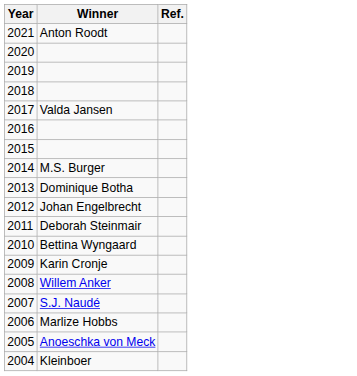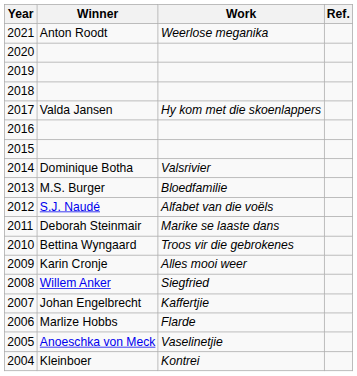+ column: (241, 14)
(72, 168) M.S. Burger -> (86, 168) Dominique Botha
(86, 187) Dominique Botha -> (72, 187) M.S. Burger
(91, 206) Johan Engelbrecht -> (70, 206) S.J. Naudé
(70, 303) S.J. Naudé -> (91, 303) Johan Engelbrecht
